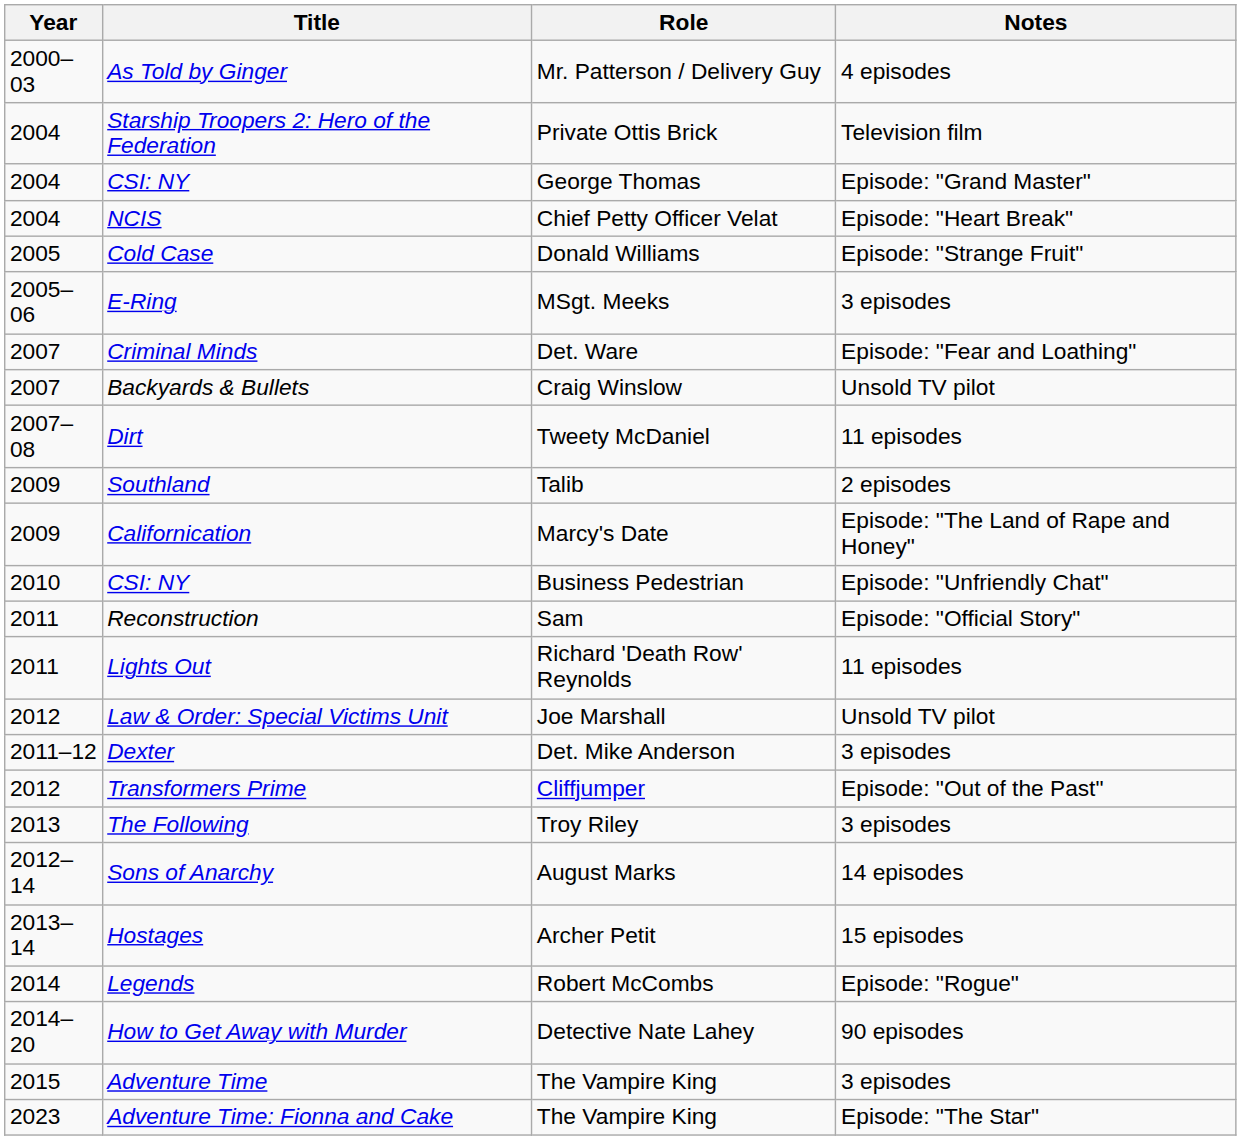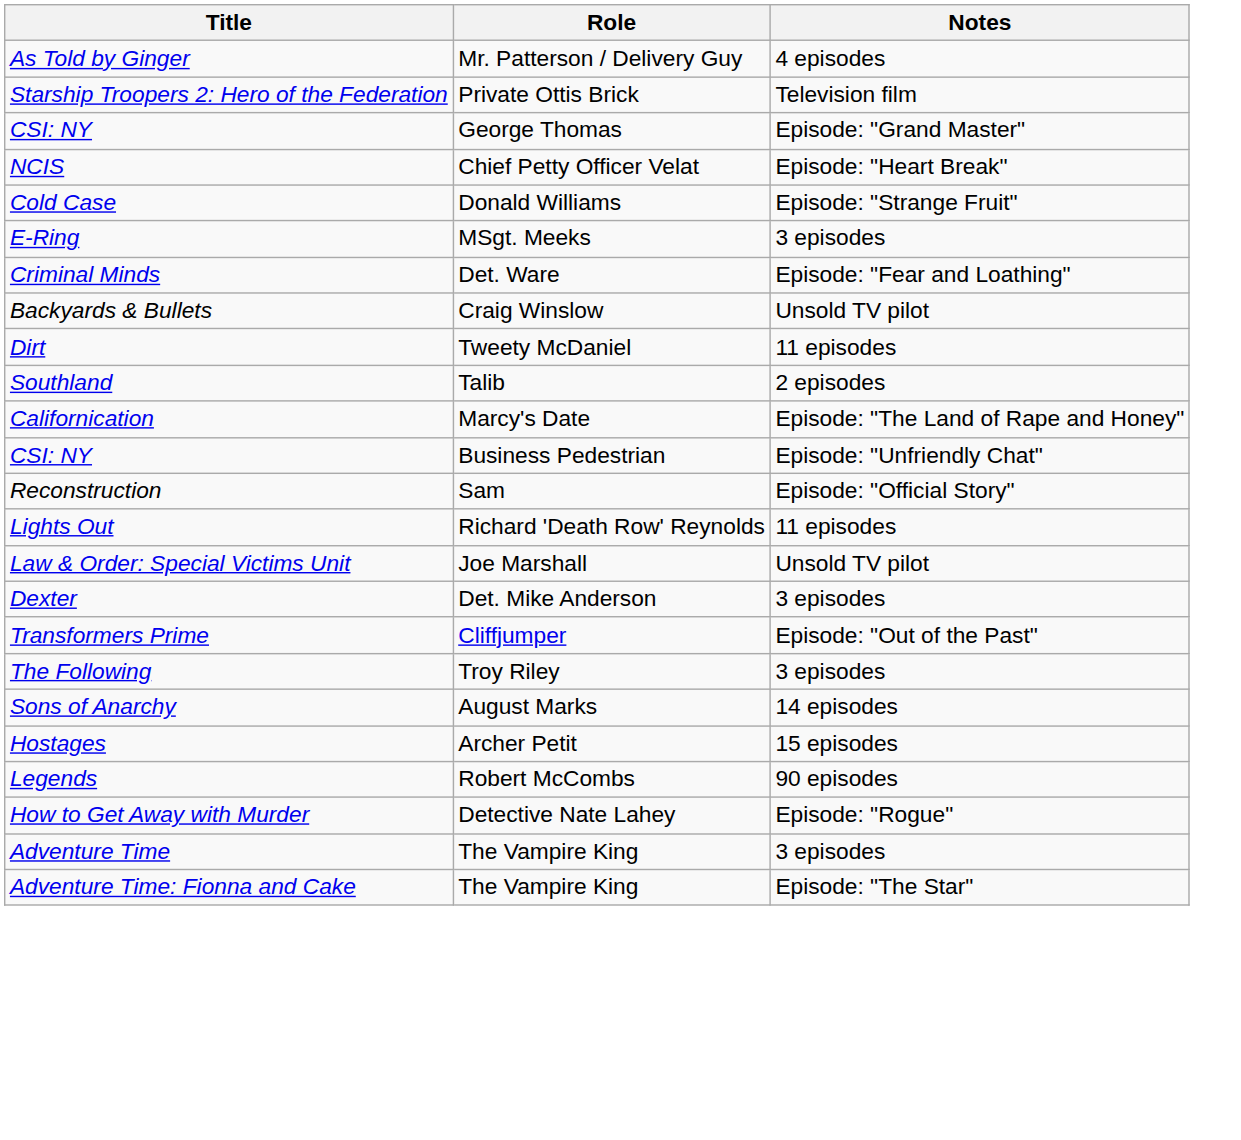- column: (53, 22)
(930, 983) Episode: "Rogue" -> (837, 779) 90 episodes
(902, 1032) 90 episodes -> (864, 815) Episode: "Rogue"
